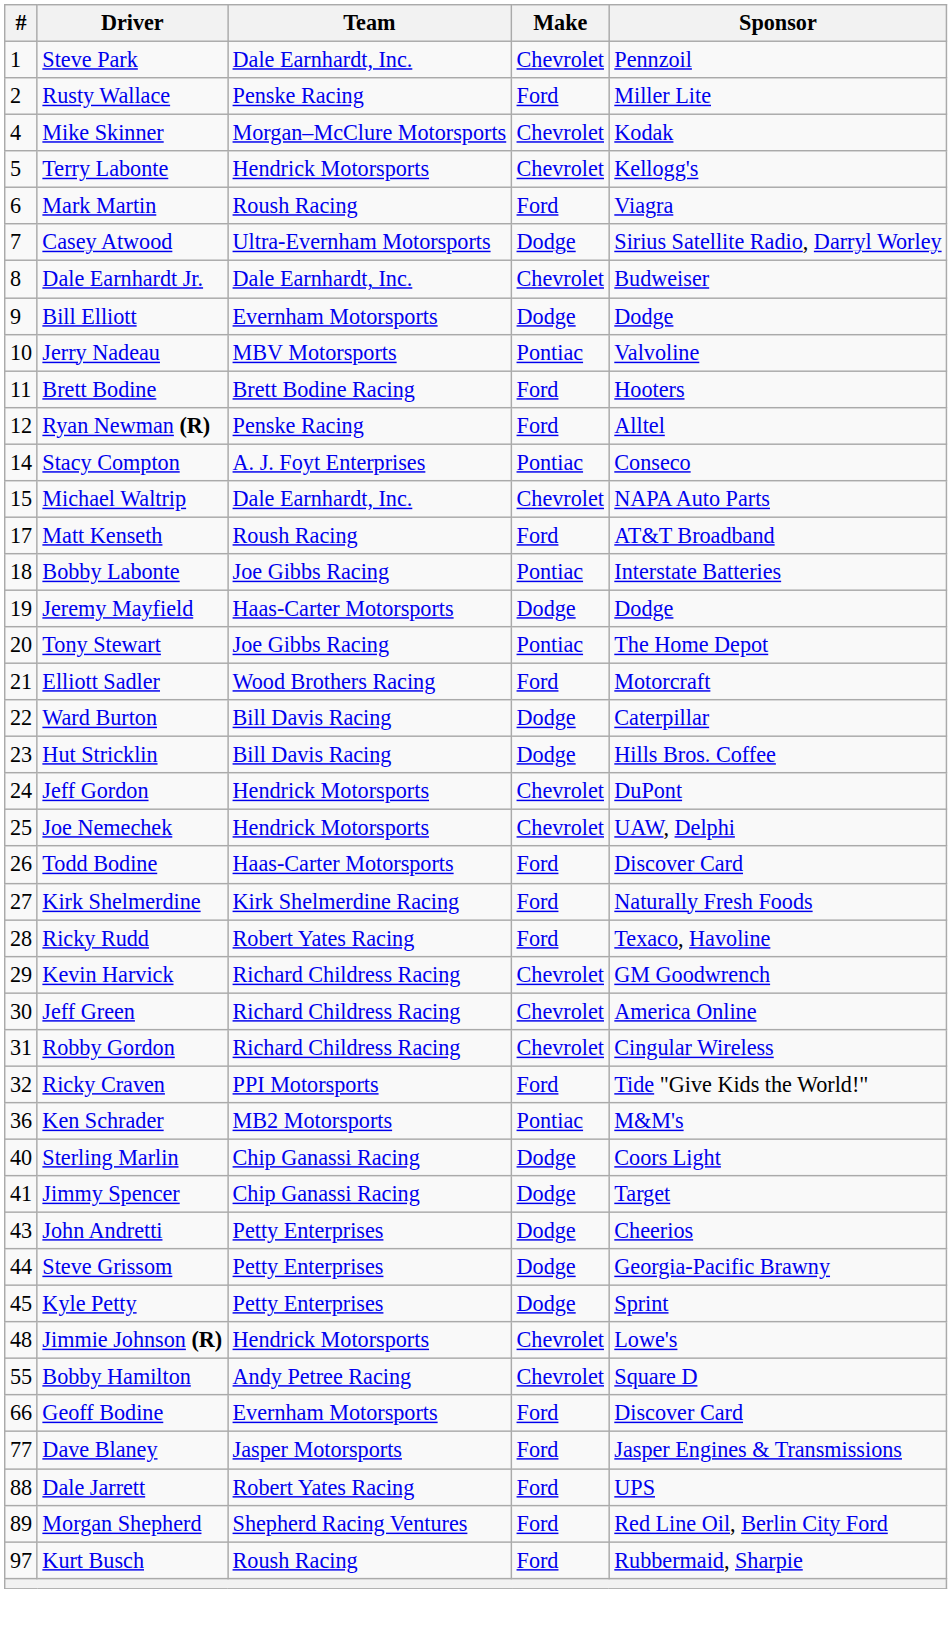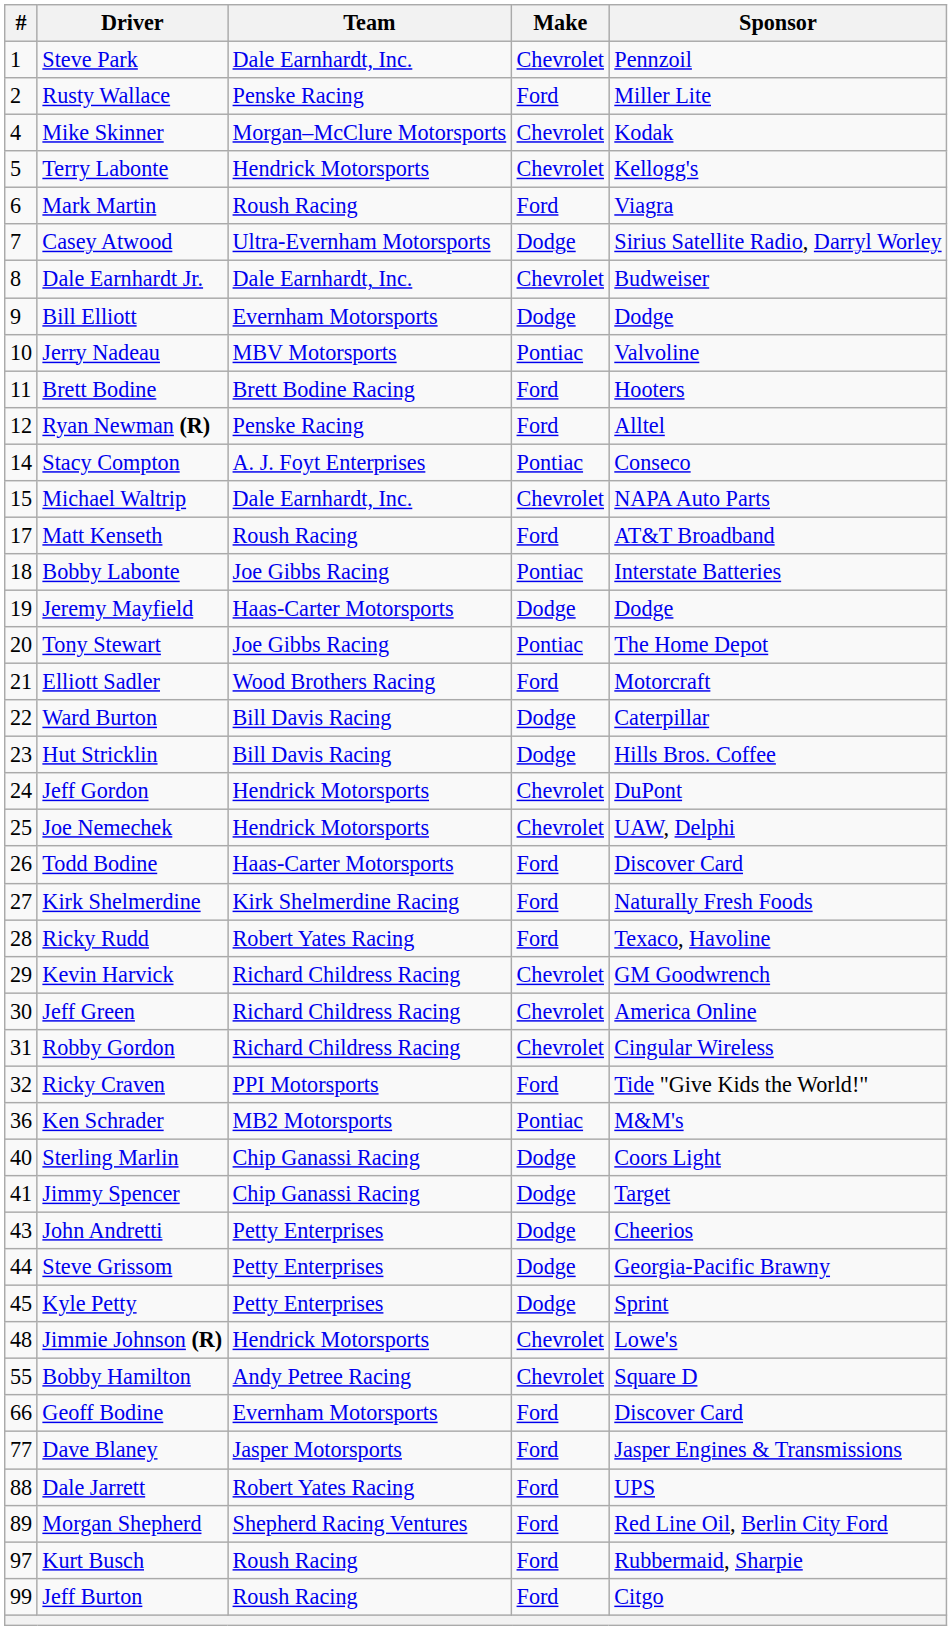+ row: (92, 1596)
